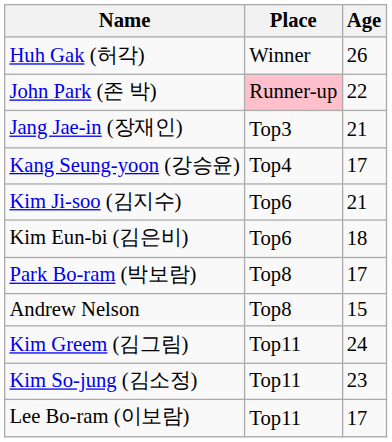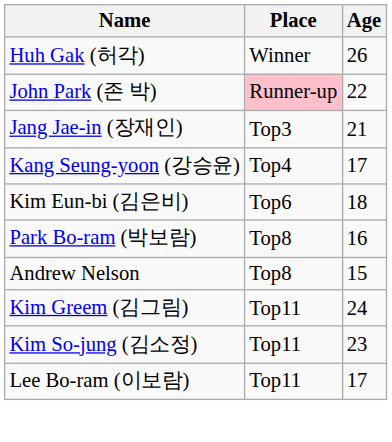- row: (95, 201)
(357, 275) 17 -> (357, 238) 16
